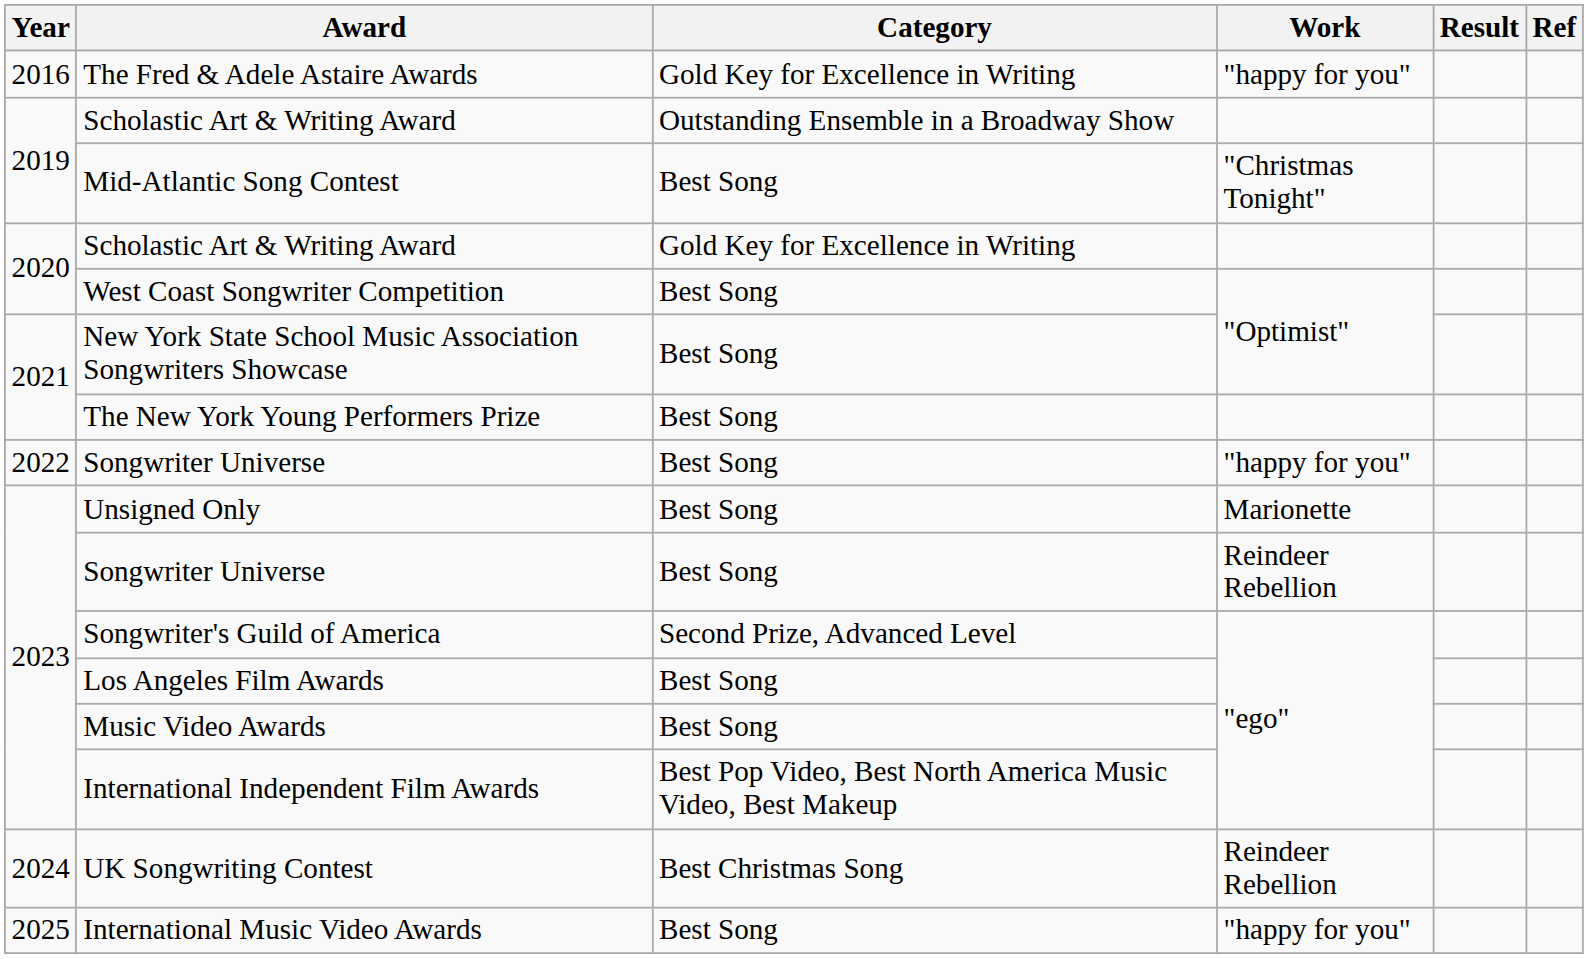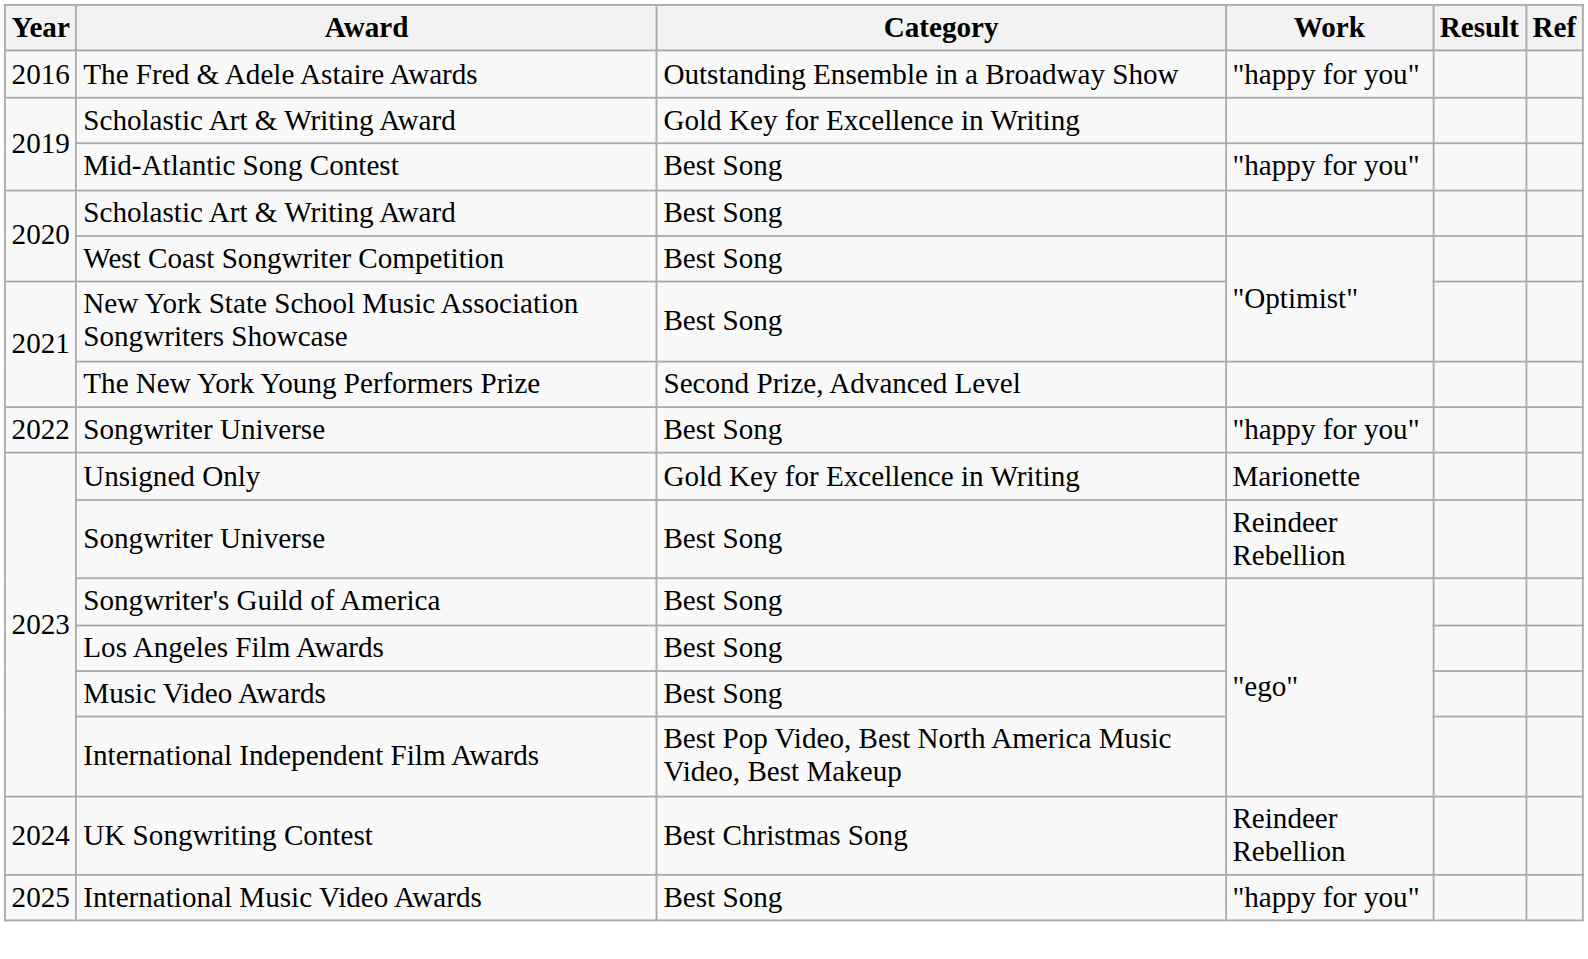(867, 73) Gold Key for Excellence in Writing -> (921, 73) Outstanding Ensemble in a Broadway Show
(917, 119) Outstanding Ensemble in a Broadway Show -> (872, 119) Gold Key for Excellence in Writing
(1289, 182) "Christmas Tonight" -> (1326, 166) "happy for you"
(867, 245) Gold Key for Excellence in Writing -> (723, 212) Best Song
(718, 416) Best Song -> (842, 383) Second Prize, Advanced Level
(718, 508) Best Song -> (872, 475) Gold Key for Excellence in Writing
(838, 633) Second Prize, Advanced Level -> (723, 601) Best Song
